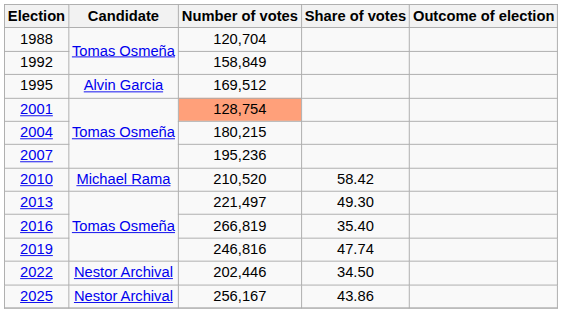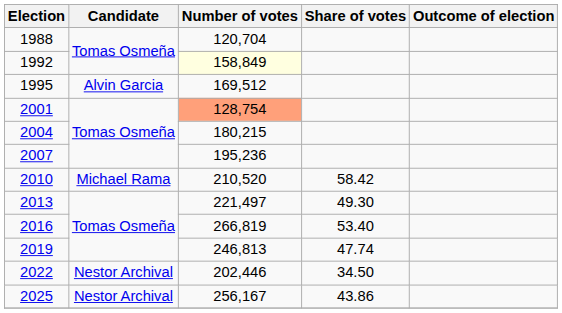(240, 62) no background -> (240, 62) lightyellow background
(355, 226) 35.40 -> (355, 226) 53.40
(240, 249) 246,816 -> (240, 249) 246,813
